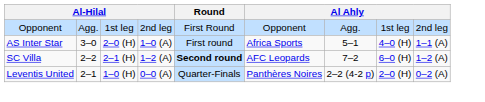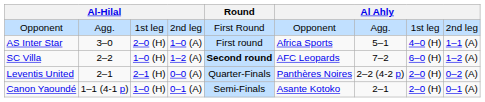(119, 58) 2–1 (H) -> (149, 58) 1–0 (H)
(119, 74) 1–0 (H) -> (149, 74) 2–1 (H)
+ row: (41, 89)
